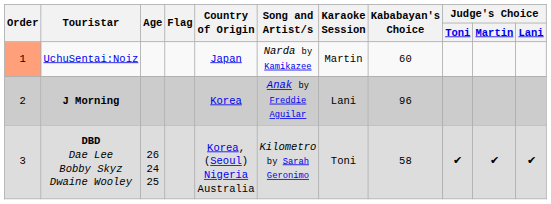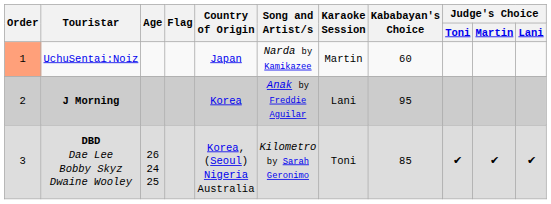(405, 101) 96 -> (405, 101) 95
(405, 162) 58 -> (405, 162) 85
